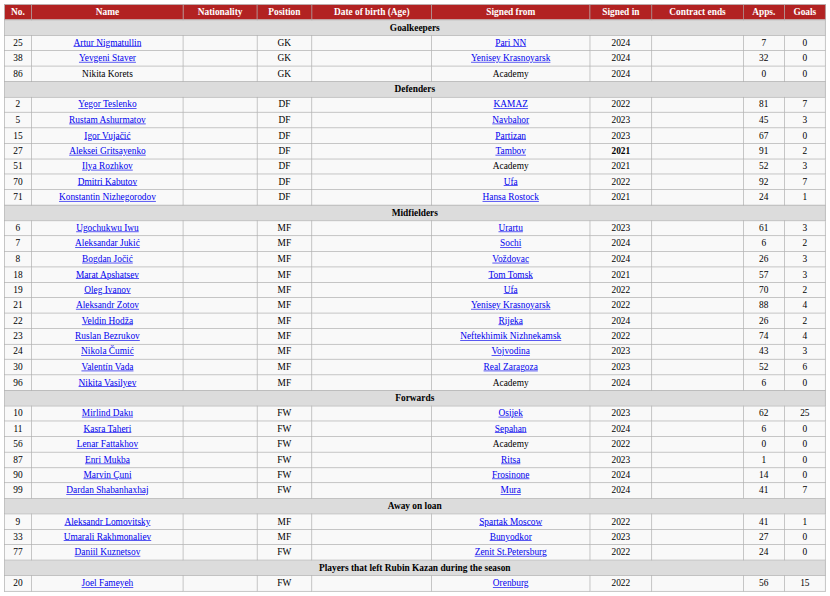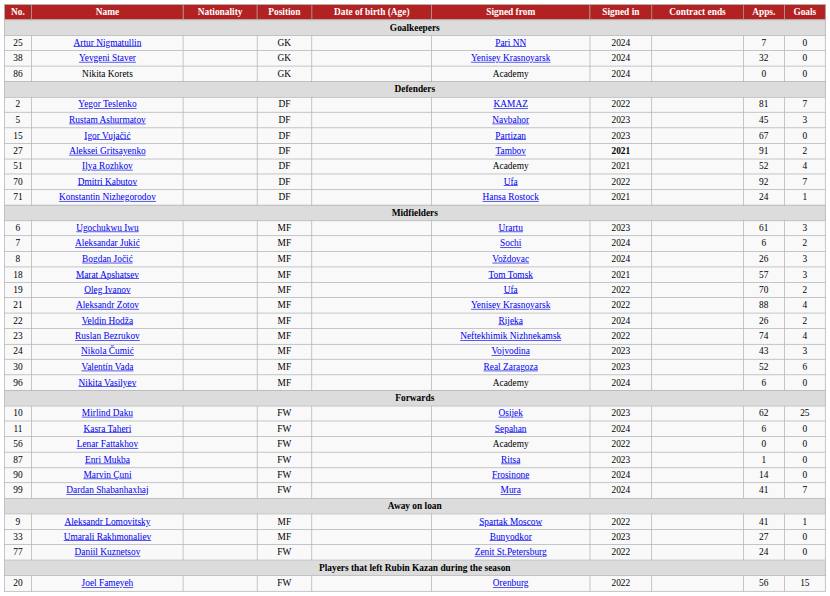(805, 166) 3 -> (805, 166) 4
